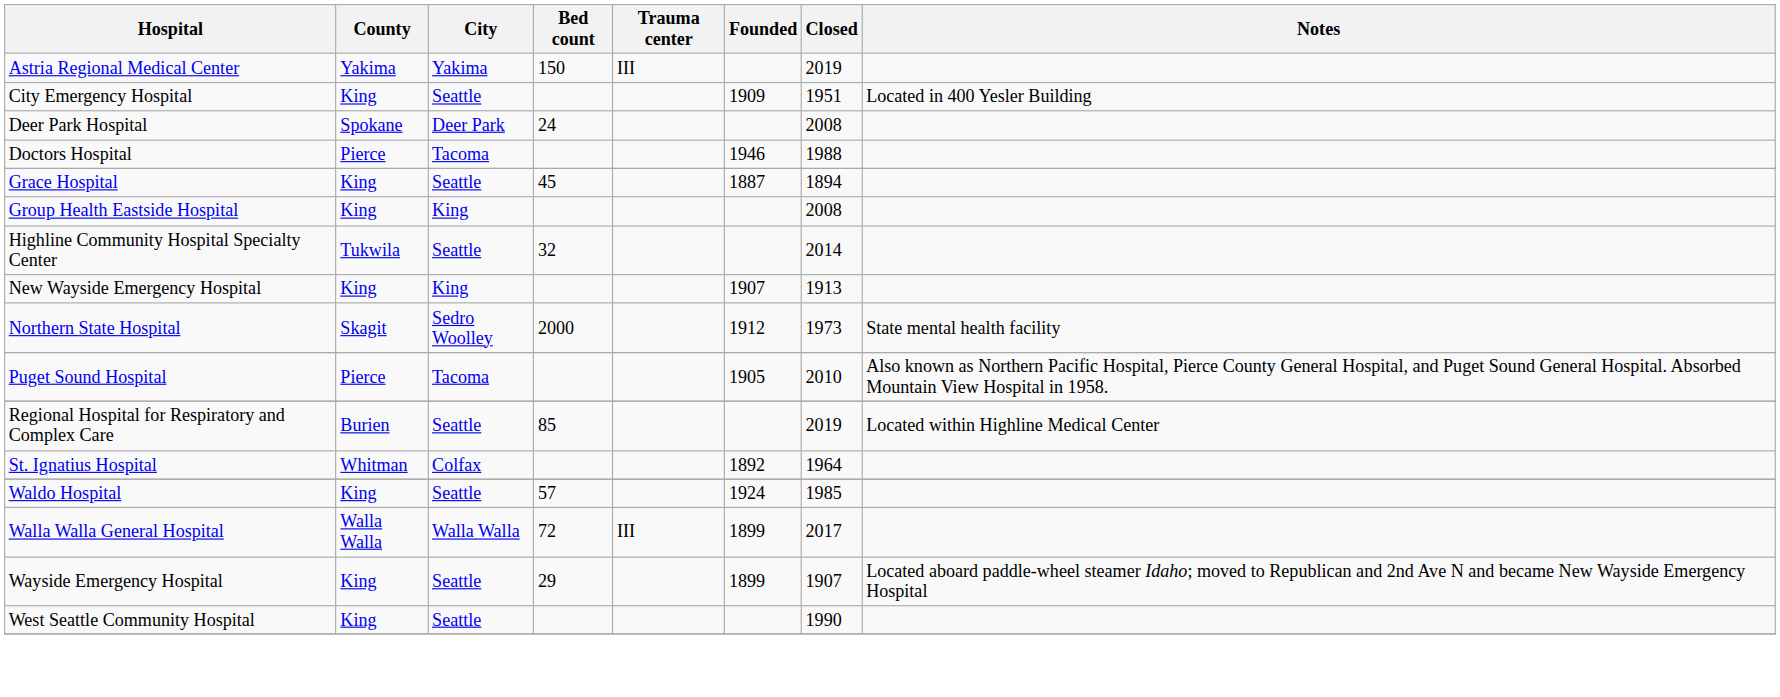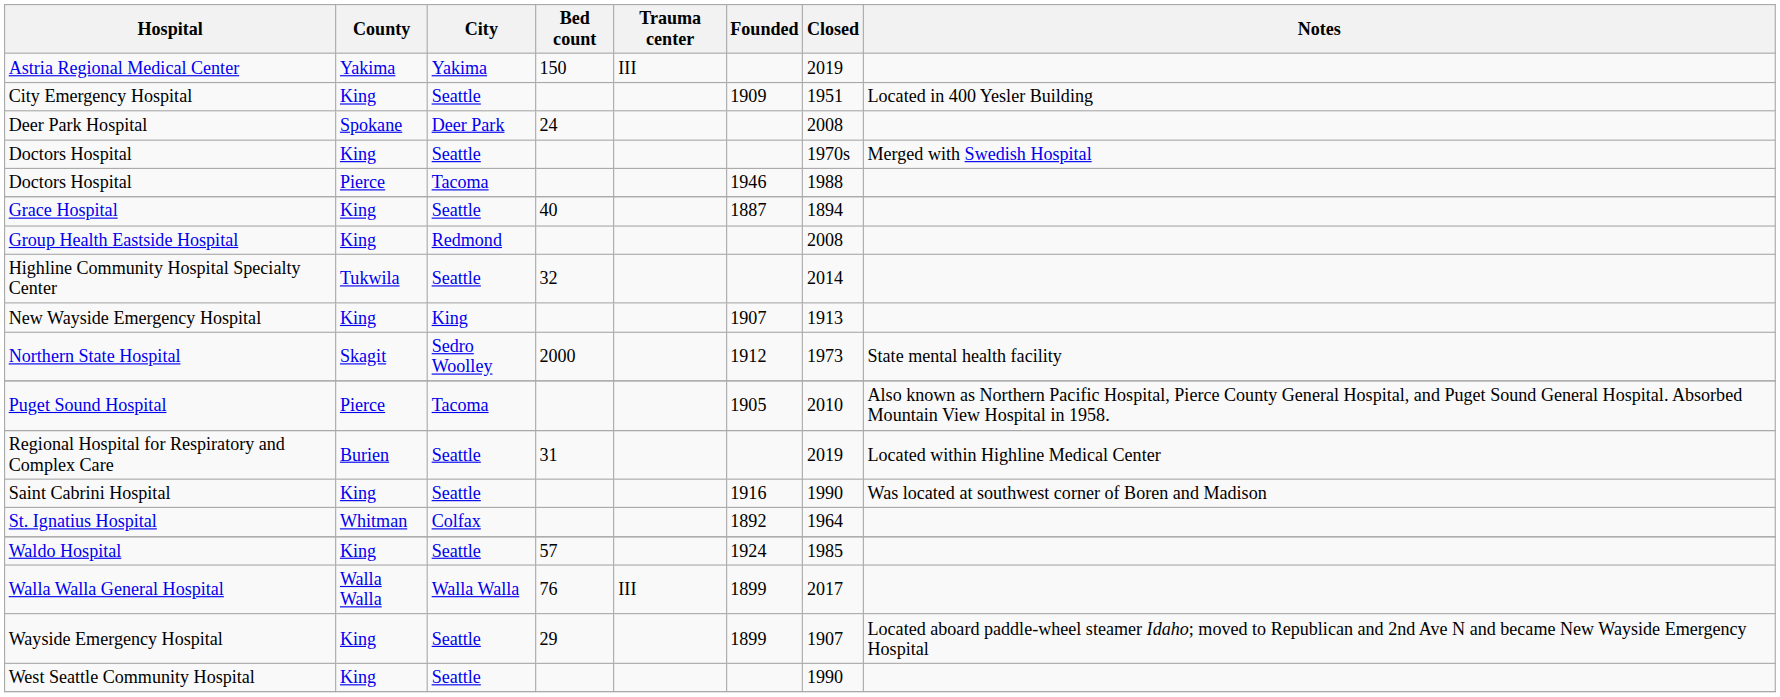+ row: (70, 153)
(547, 182) 45 -> (548, 211) 40
(450, 211) King -> (467, 239) Redmond
(547, 425) 85 -> (548, 454) 31
+ row: (90, 493)
(547, 532) 72 -> (548, 589) 76
